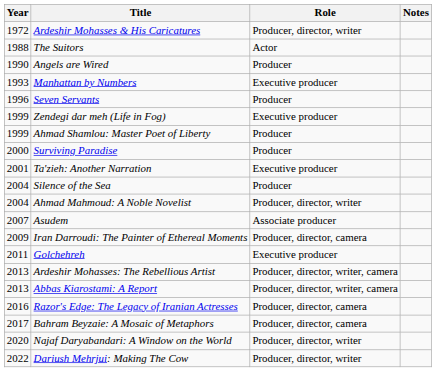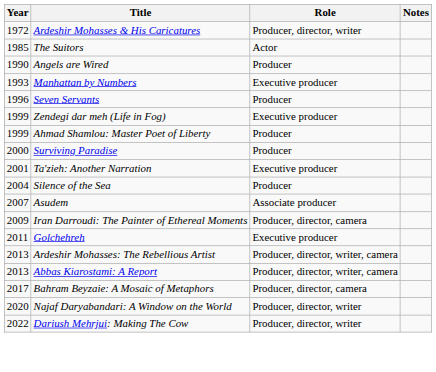(18, 47) 1988 -> (18, 47) 1985
- row: (112, 202)
- row: (136, 306)
